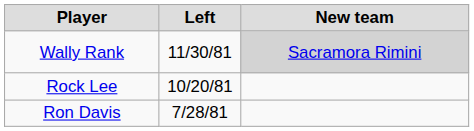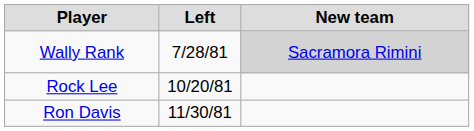(200, 52) 11/30/81 -> (200, 52) 7/28/81
(200, 113) 7/28/81 -> (200, 113) 11/30/81
